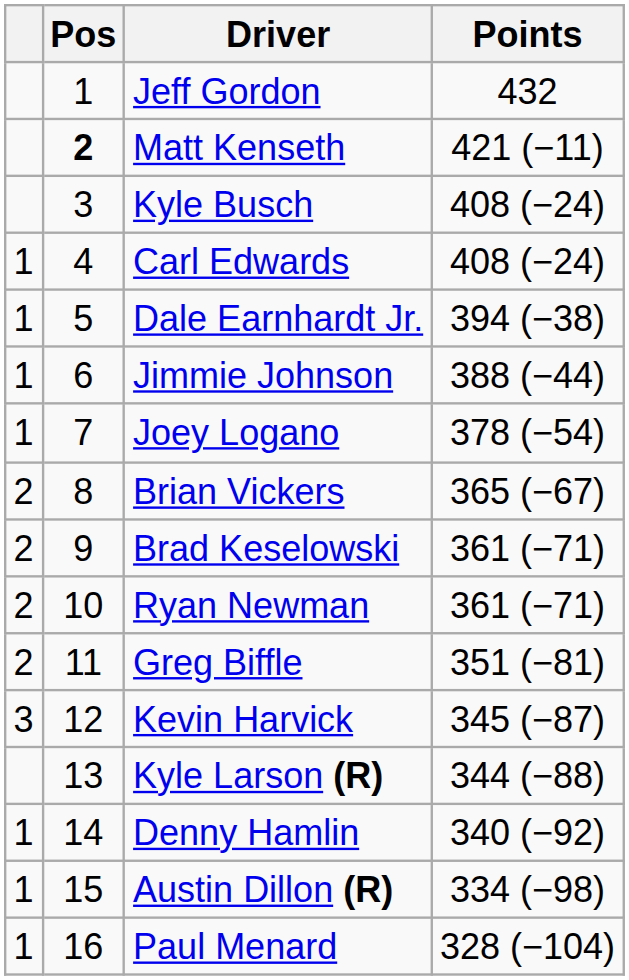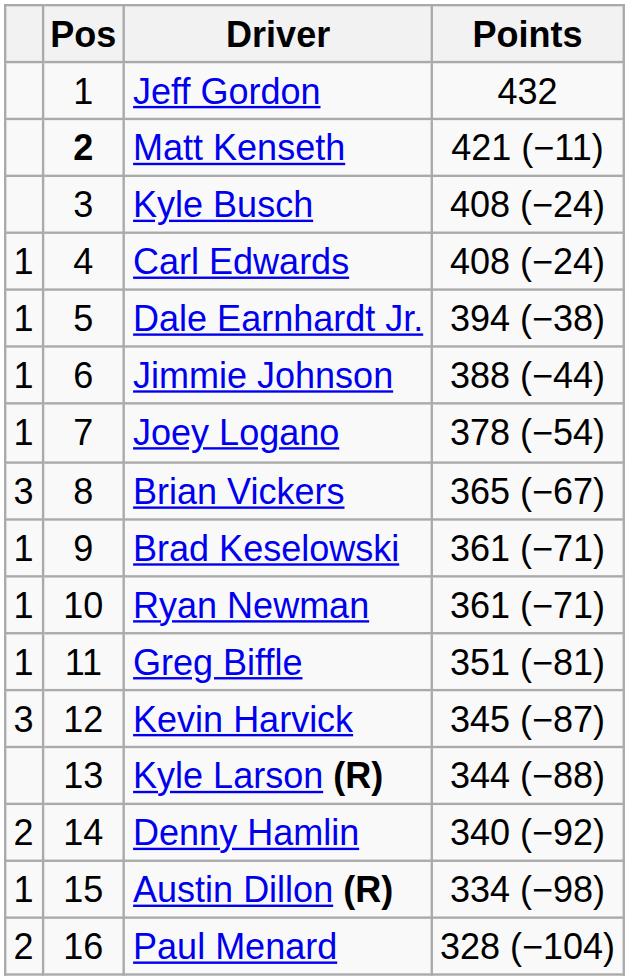(24, 490) 2 -> (24, 490) 3
(24, 547) 2 -> (24, 547) 1
(24, 604) 2 -> (24, 604) 1
(24, 661) 2 -> (24, 661) 1
(24, 832) 1 -> (24, 832) 2
(24, 946) 1 -> (24, 946) 2
